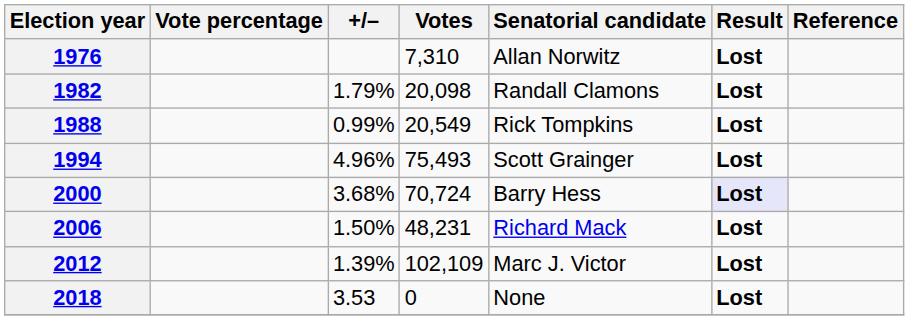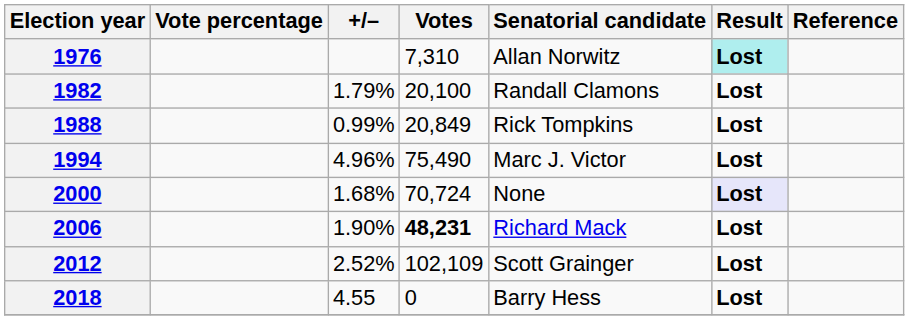(739, 56) no background -> (739, 56) paleturquoise background
(438, 90) 20,098 -> (438, 90) 20,100
(438, 125) 20,549 -> (438, 125) 20,849
(438, 159) 75,493 -> (438, 159) 75,490
(563, 159) Scott Grainger -> (560, 159) Marc J. Victor
(364, 194) 3.68% -> (364, 194) 1.68%
(547, 194) Barry Hess -> (519, 194) None
(364, 228) 1.50% -> (364, 228) 1.90%
(438, 228) normal -> (438, 228) bold
(364, 263) 1.39% -> (364, 263) 2.52%
(560, 263) Marc J. Victor -> (563, 263) Scott Grainger
(354, 297) 3.53 -> (354, 297) 4.55
(519, 297) None -> (547, 297) Barry Hess
